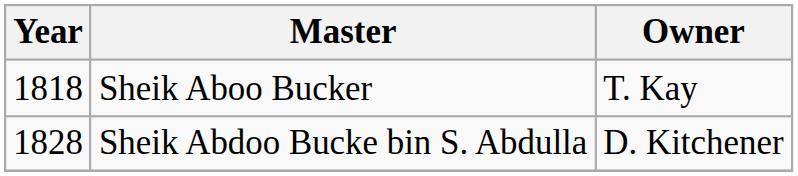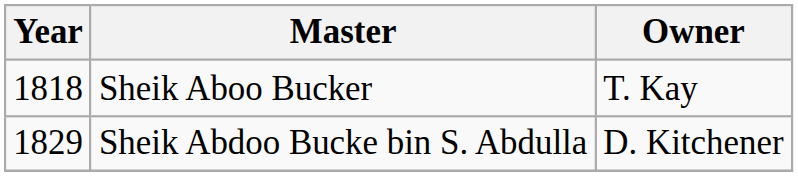(48, 142) 1828 -> (48, 142) 1829
